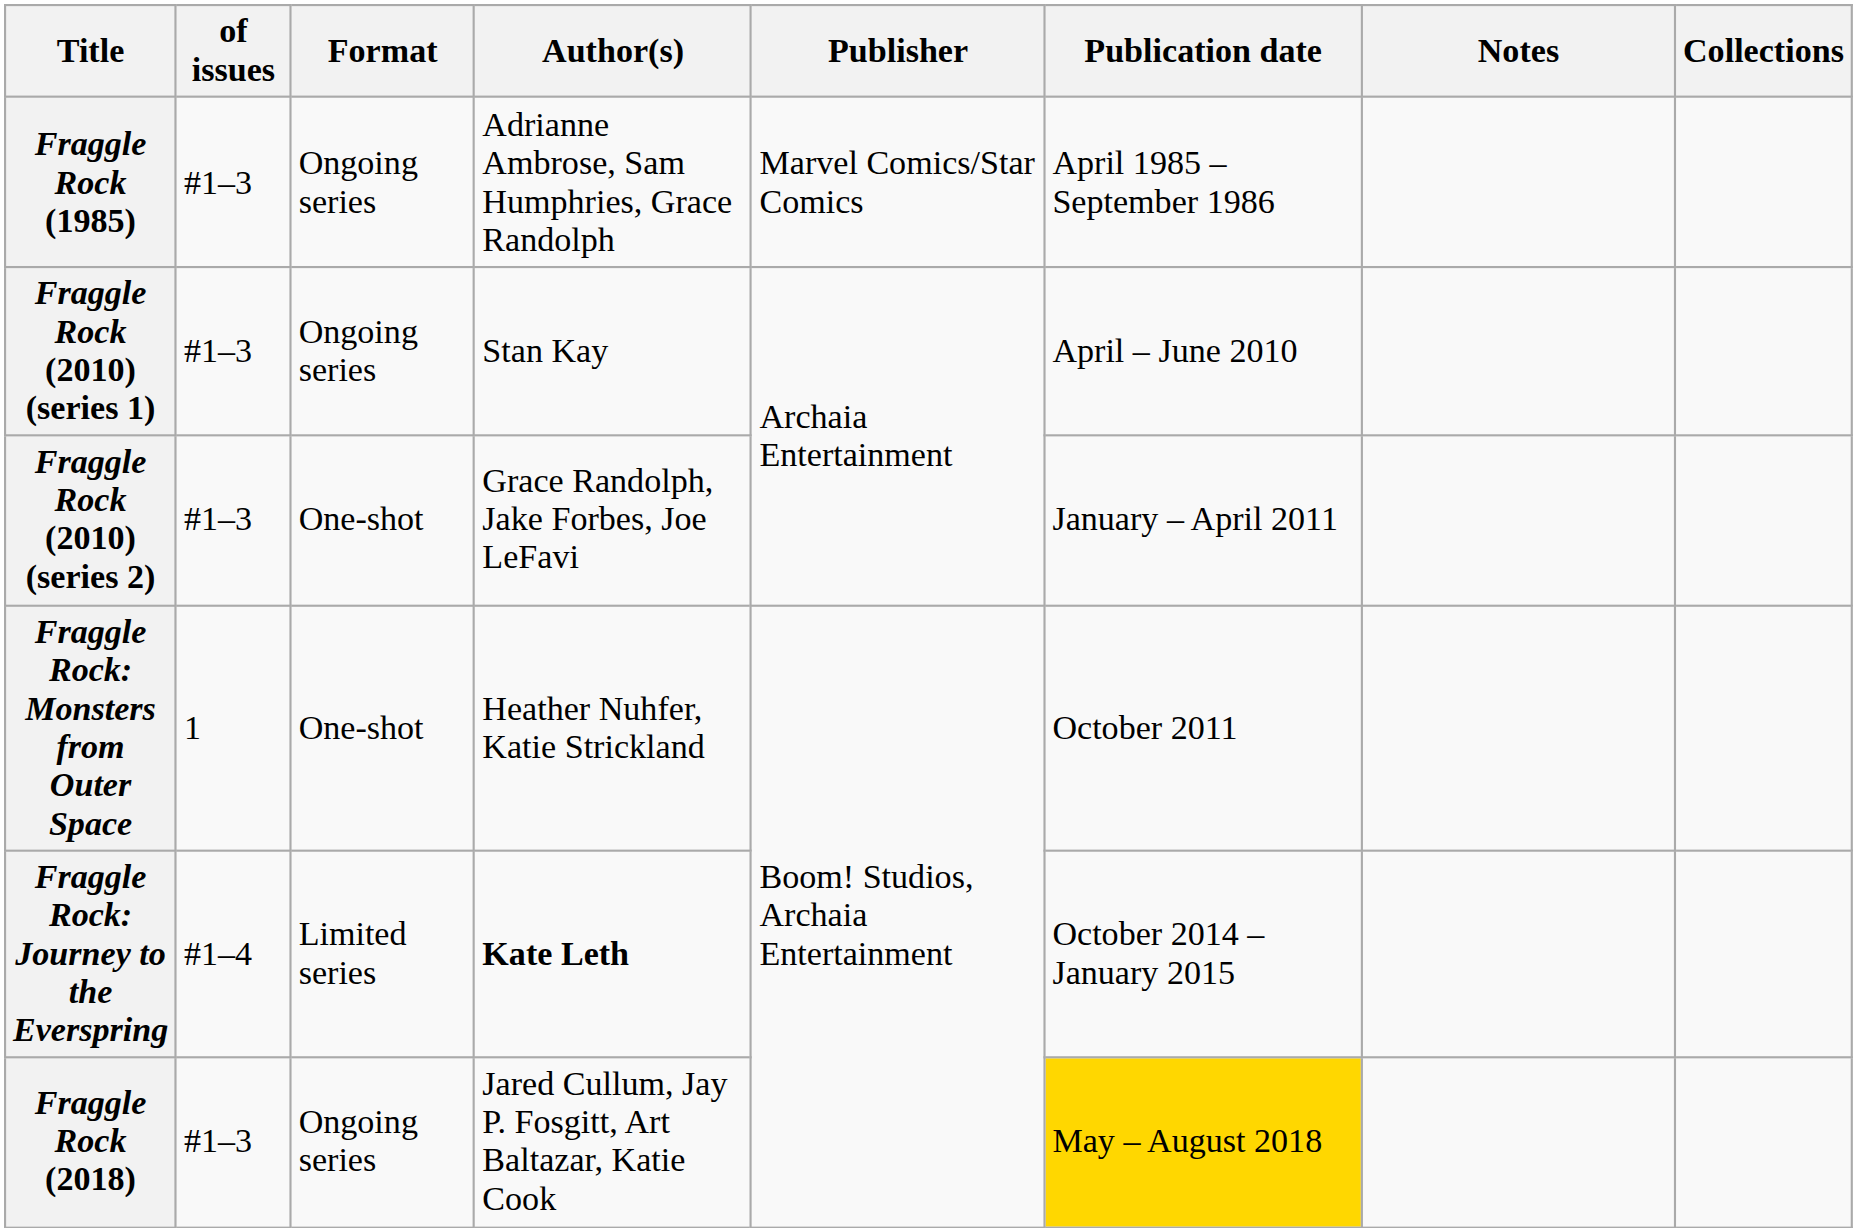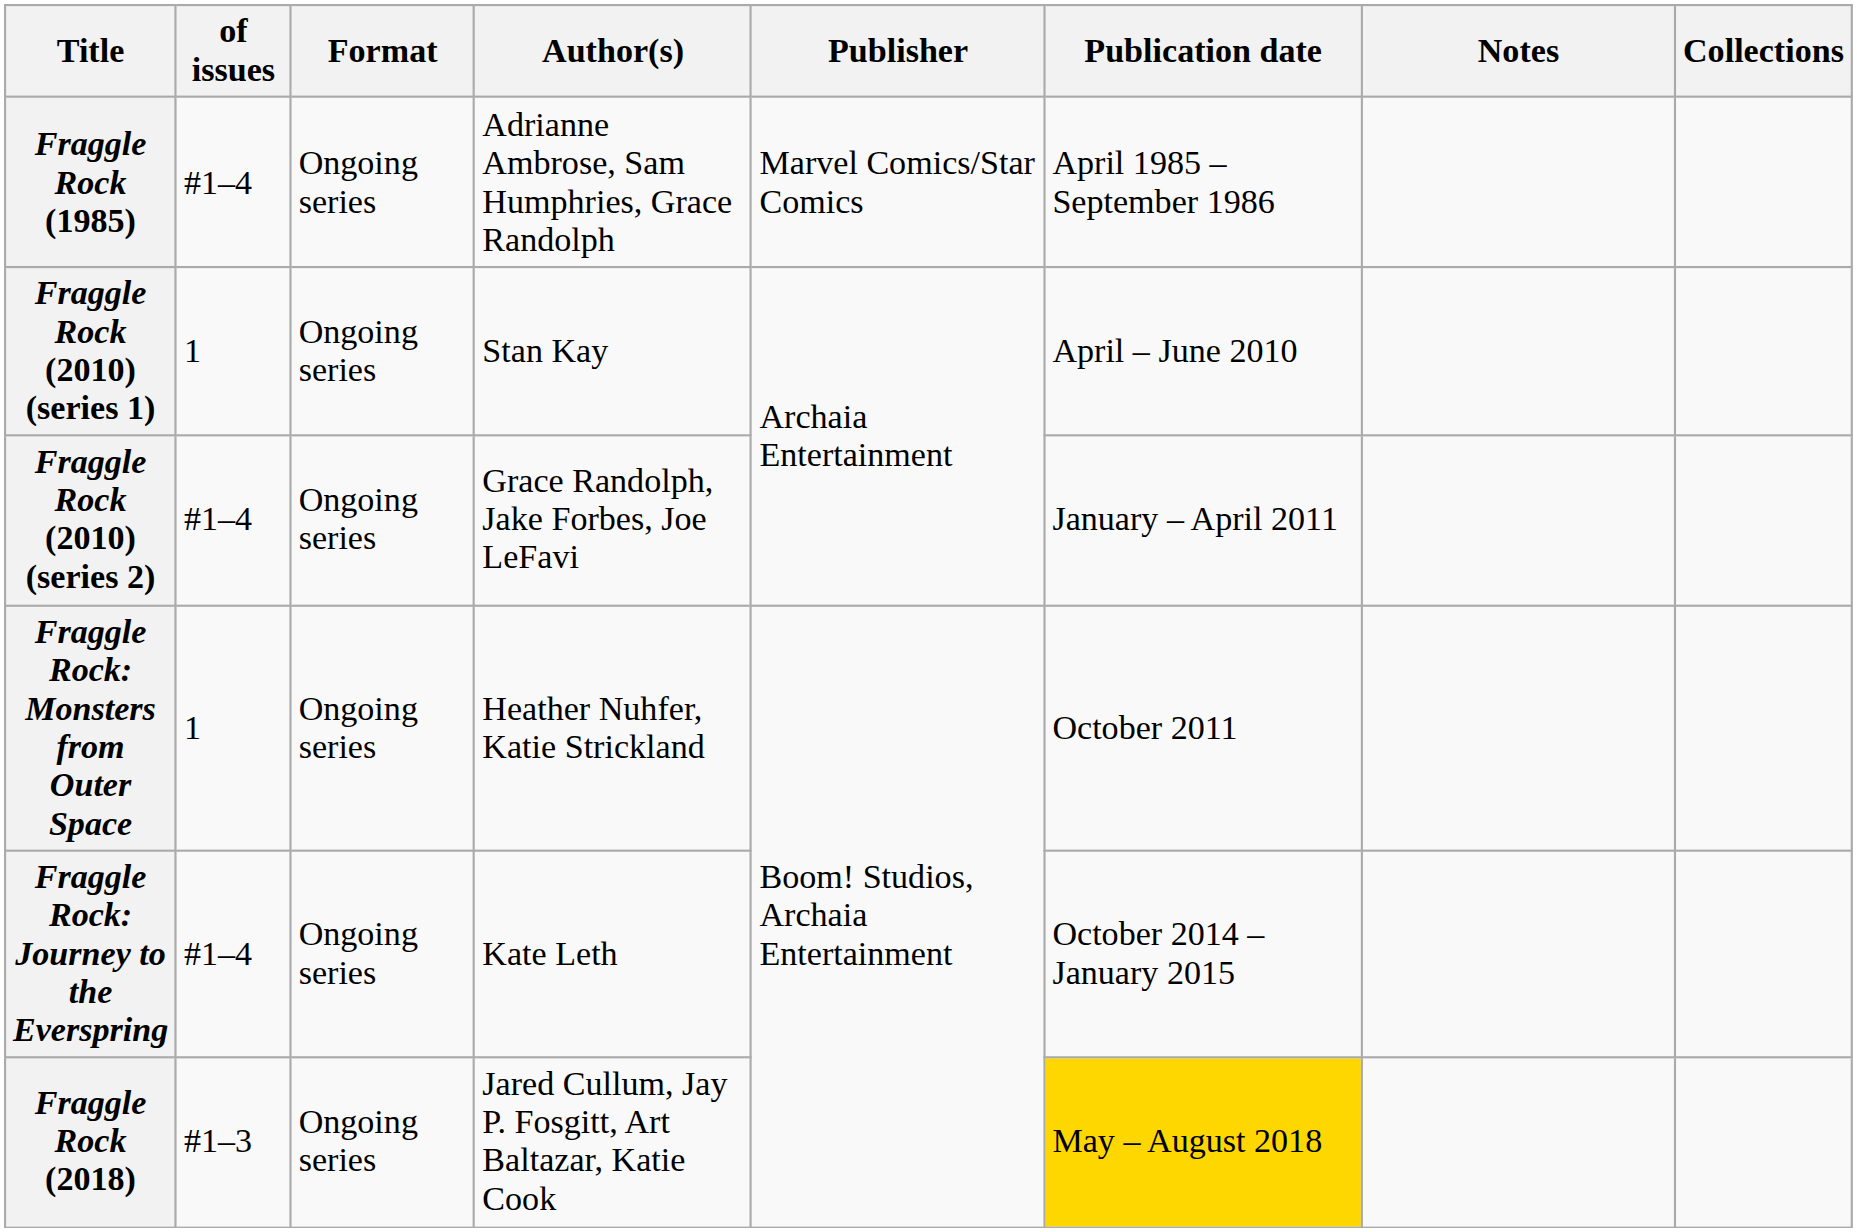(218, 181) #1–3 -> (218, 181) #1–4
(218, 350) #1–3 -> (192, 350) 1
(218, 519) #1–3 -> (218, 519) #1–4
(361, 519) One-shot -> (358, 519) Ongoing series
(361, 726) One-shot -> (358, 726) Ongoing series
(353, 953) Limited series -> (358, 953) Ongoing series
(556, 953) bold -> (550, 953) normal
